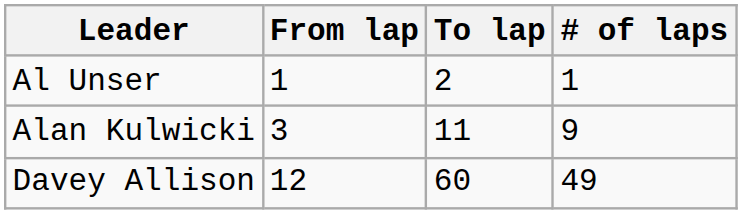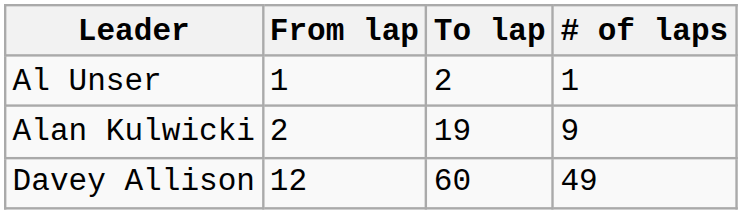(279, 132) 3 -> (279, 132) 2
(452, 132) 11 -> (452, 132) 19
